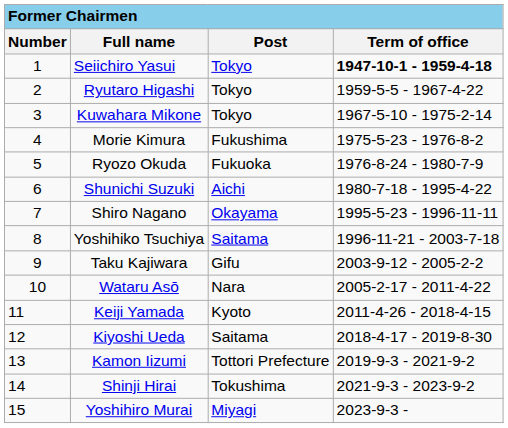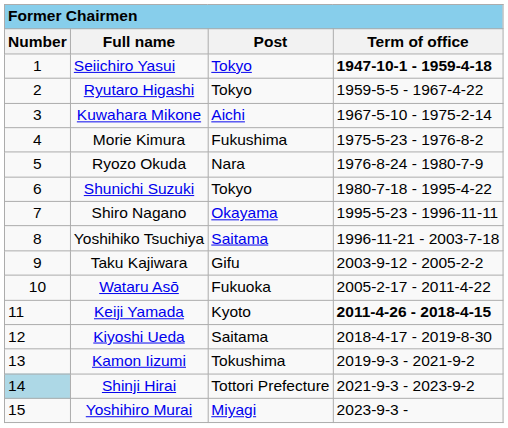(232, 115) Tokyo -> (228, 115) Aichi
(241, 164) Fukuoka -> (228, 164) Nara
(228, 189) Aichi -> (232, 189) Tokyo
(228, 287) Nara -> (241, 287) Fukuoka
(414, 312) normal -> (414, 312) bold
(270, 361) Tottori Prefecture -> (248, 361) Tokushima
(17, 386) no background -> (17, 386) lightblue background
(248, 386) Tokushima -> (270, 386) Tottori Prefecture
